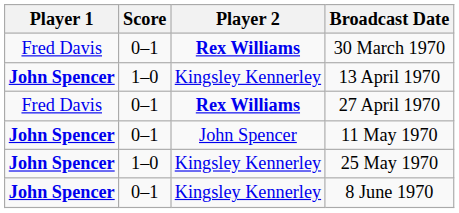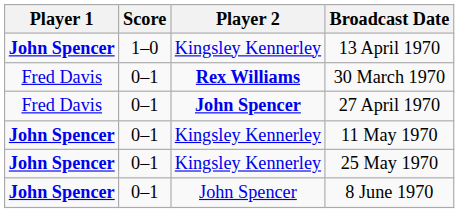rows swapped: (389, 47) <-> (389, 76)
(248, 105) Rex Williams -> (248, 105) John Spencer
(248, 134) John Spencer -> (248, 134) Kingsley Kennerley
(145, 163) 1–0 -> (145, 163) 0–1
(248, 192) Kingsley Kennerley -> (248, 192) John Spencer
